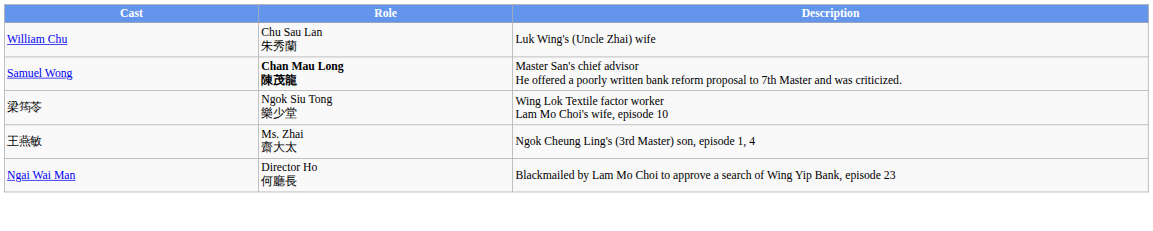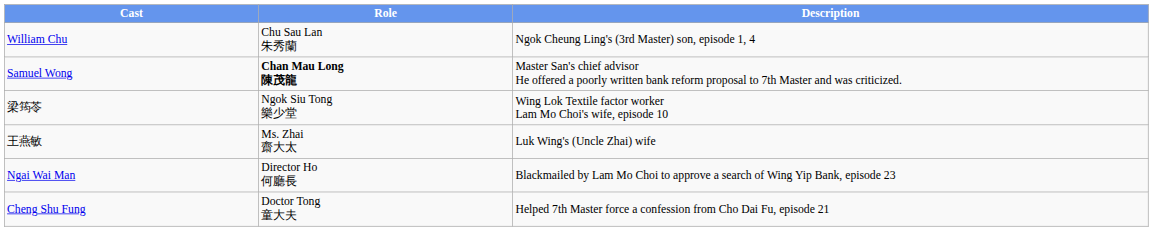(586, 39) Luk Wing's (Uncle Zhai) wife -> (635, 39) Ngok Cheung Ling's (3rd Master) son, episode 1, 4
(635, 141) Ngok Cheung Ling's (3rd Master) son, episode 1, 4 -> (586, 141) Luk Wing's (Uncle Zhai) wife
+ row: (46, 209)
